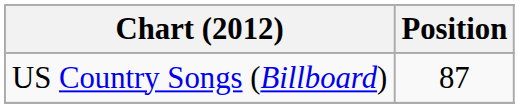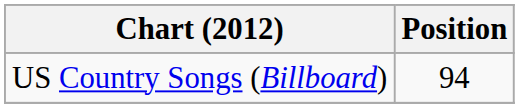(454, 77) 87 -> (454, 77) 94
